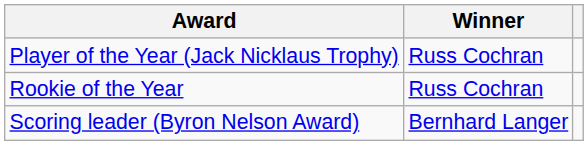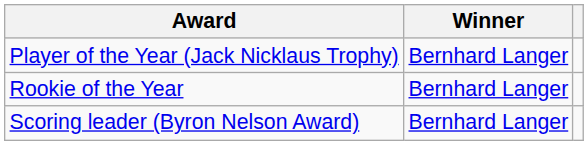(476, 55) Russ Cochran -> (488, 55) Bernhard Langer
(476, 88) Russ Cochran -> (488, 88) Bernhard Langer
